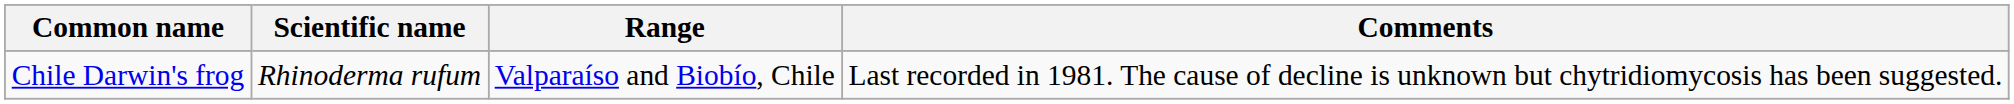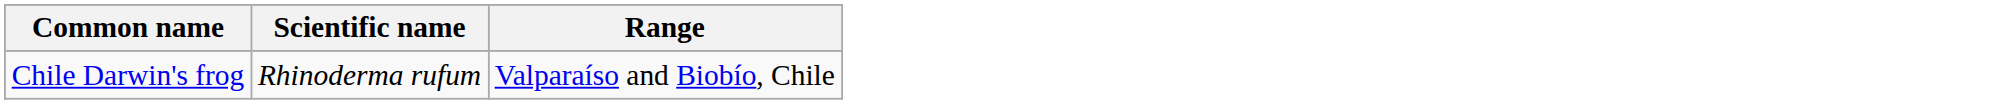- column: (1425, 27)
